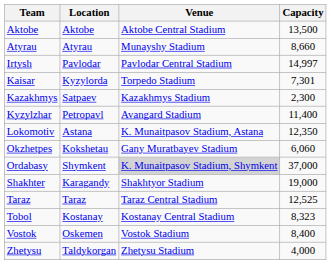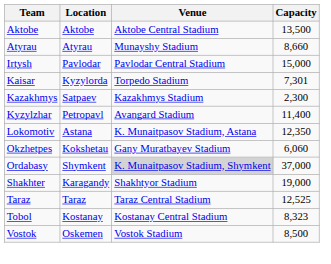(303, 64) 14,997 -> (296, 64) 15,000
(303, 234) 8,400 -> (296, 234) 8,500
- row: (24, 251)
